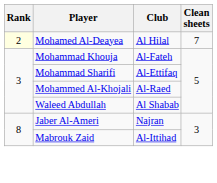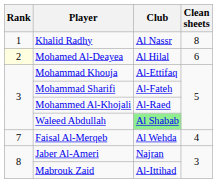+ row: (64, 40)
(197, 40) 7 -> (197, 56) 6
(154, 56) Al-Fateh -> (157, 72) Al-Ettifaq
(157, 72) Al-Ettifaq -> (154, 89) Al-Fateh
(157, 105) no background -> (157, 121) lightgreen background
+ row: (71, 137)
